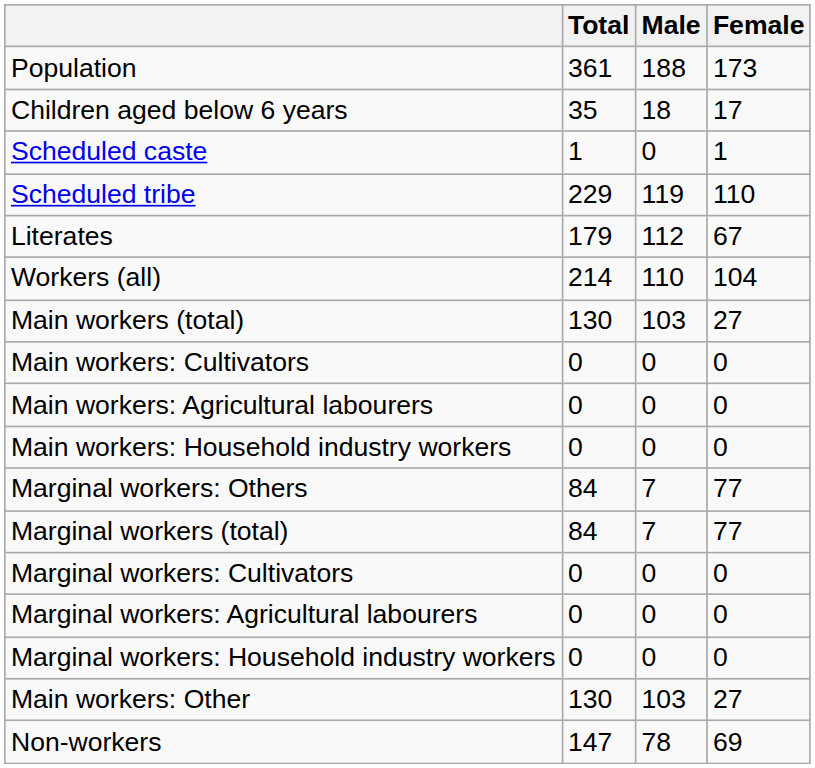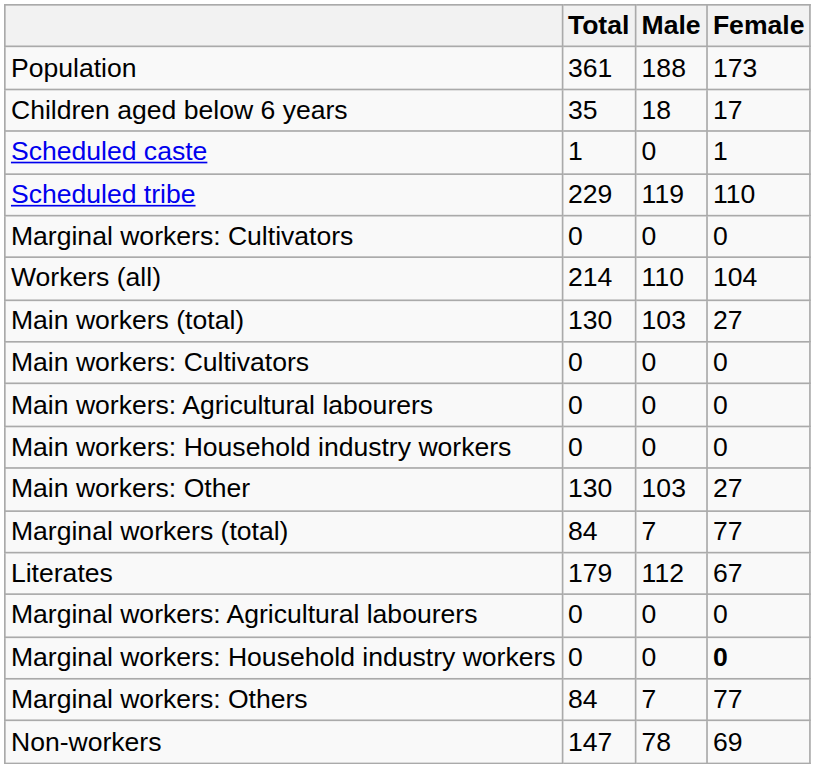rows swapped: (62, 236) <-> (182, 573)
rows swapped: (131, 699) <-> (159, 488)
(720, 657) normal -> (720, 657) bold
